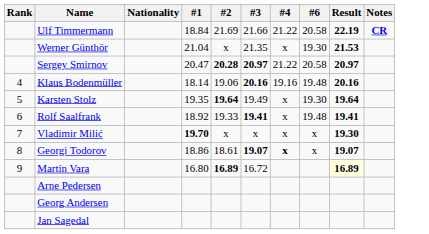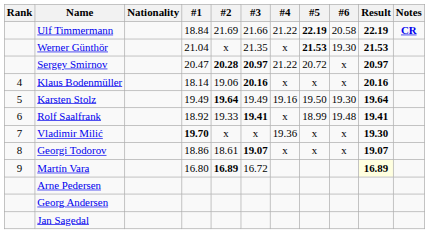+ column: (314, 13)
(314, 64) 20.58 -> (344, 64) x
(285, 82) 19.16 -> (285, 82) x
(314, 82) 19.48 -> (344, 82) x
(196, 99) 19.35 -> (196, 99) 19.49
(285, 99) x -> (285, 99) 19.16
(285, 133) x -> (285, 133) 19.36
(285, 151) bold -> (285, 151) normal
